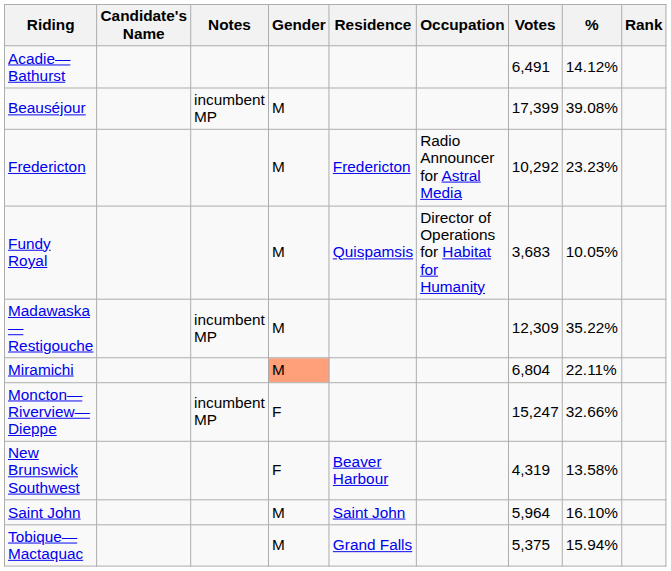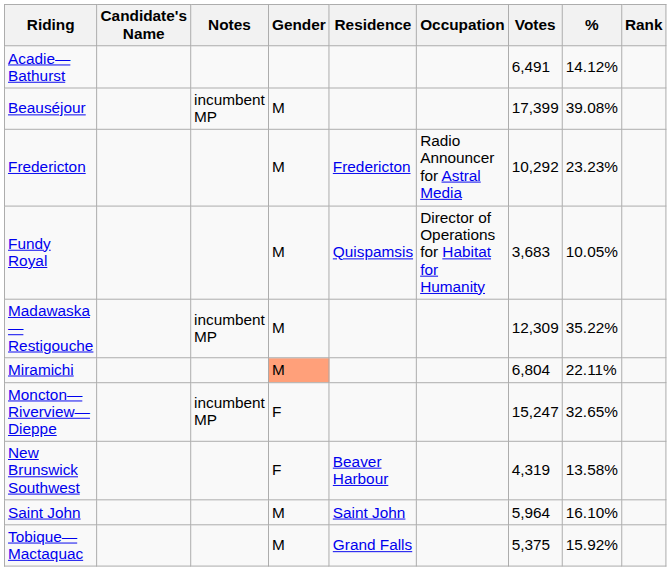(592, 411) 32.66% -> (592, 411) 32.65%
(592, 545) 15.94% -> (592, 545) 15.92%
